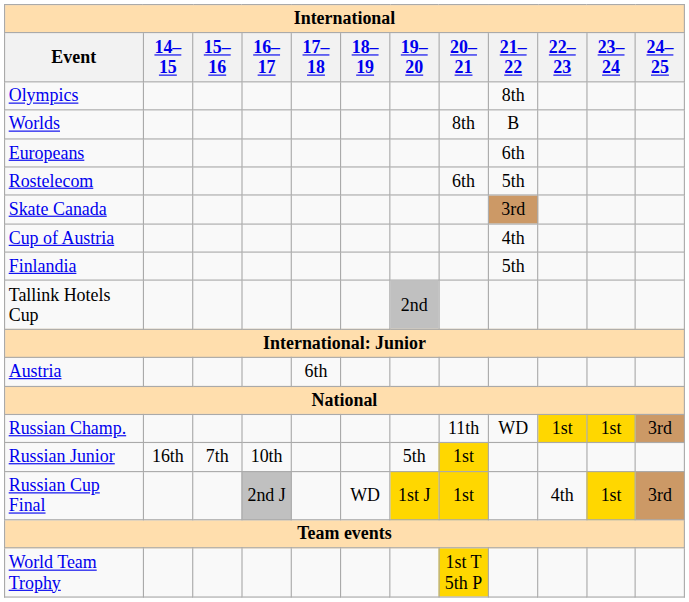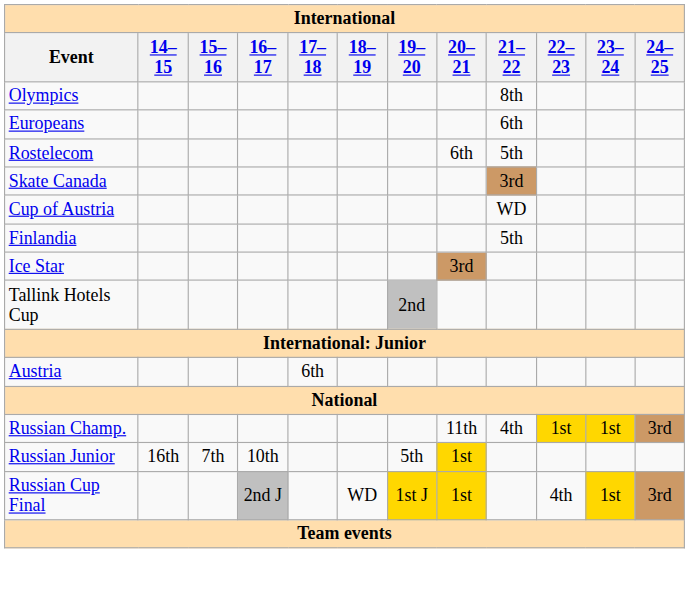- row: (34, 124)
(513, 237) 4th -> (512, 209) WD
+ row: (36, 266)
(513, 428) WD -> (512, 428) 4th
- row: (53, 572)
